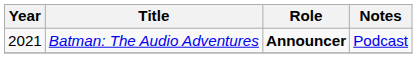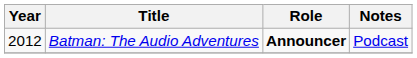(25, 40) 2021 -> (25, 40) 2012
